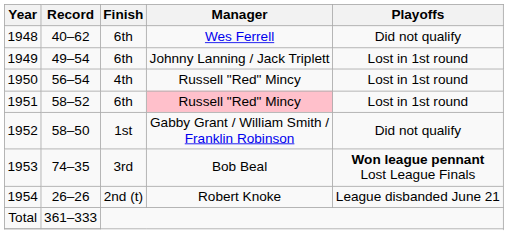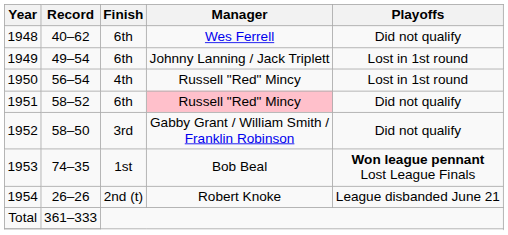(418, 101) Lost in 1st round -> (418, 101) Did not qualify
(123, 130) 1st -> (123, 130) 3rd
(123, 167) 3rd -> (123, 167) 1st
